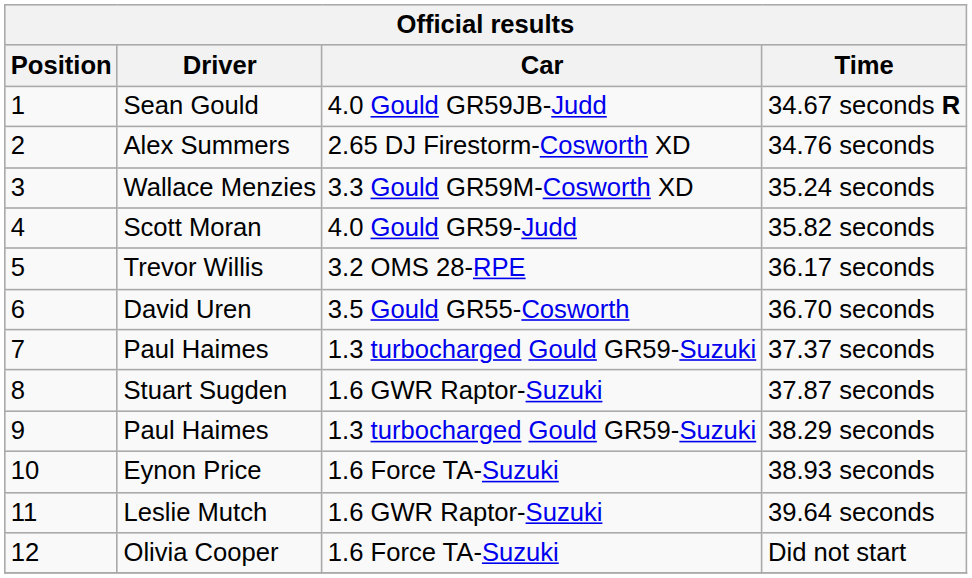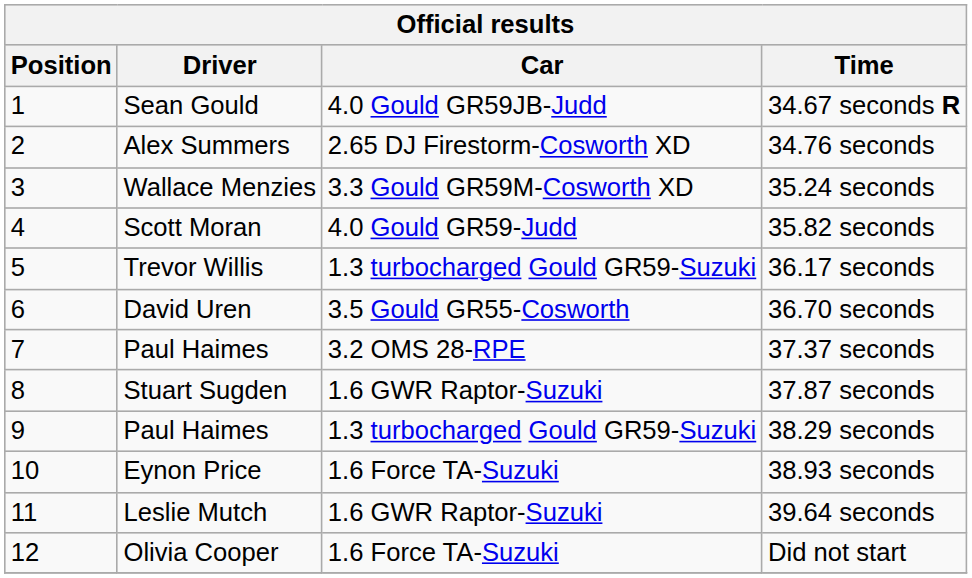(427, 268) 3.2 OMS 28-RPE -> (542, 268) 1.3 turbocharged Gould GR59-Suzuki
(542, 349) 1.3 turbocharged Gould GR59-Suzuki -> (427, 349) 3.2 OMS 28-RPE
